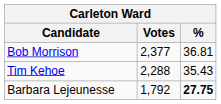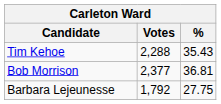rows swapped: (43, 52) <-> (36, 71)
(198, 90) bold -> (198, 90) normal
